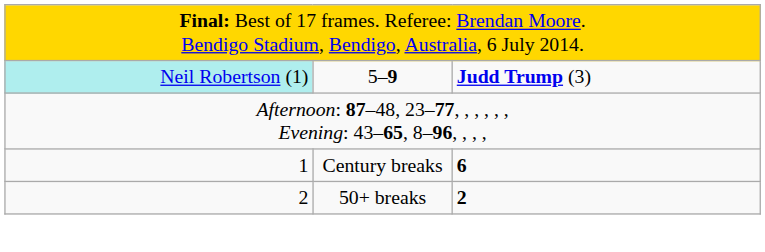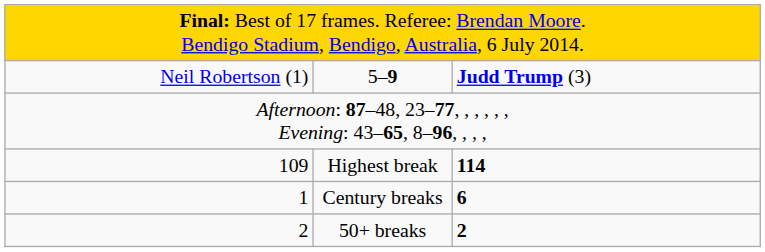(234, 76) paleturquoise background -> (234, 76) no background
+ row: (383, 165)
